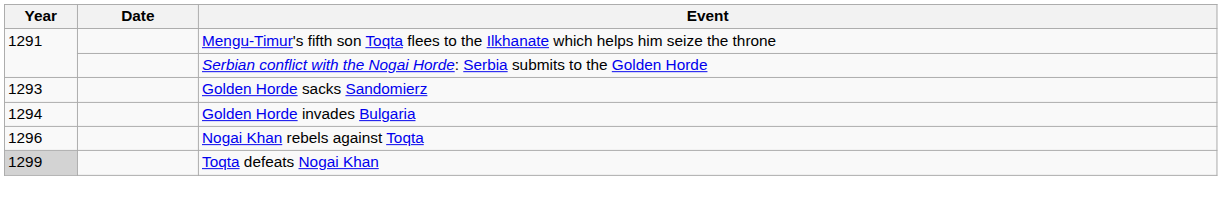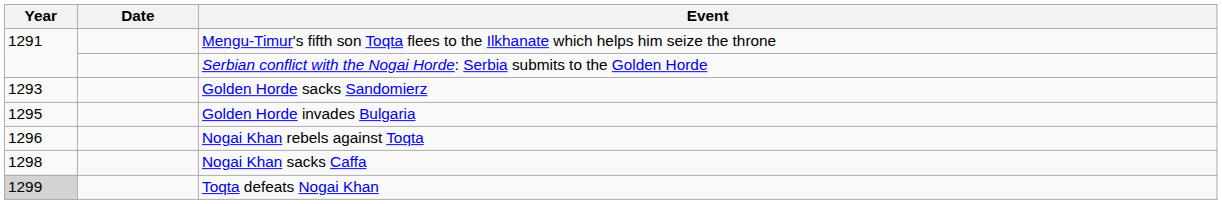(25, 114) 1294 -> (25, 114) 1295
+ row: (284, 162)
